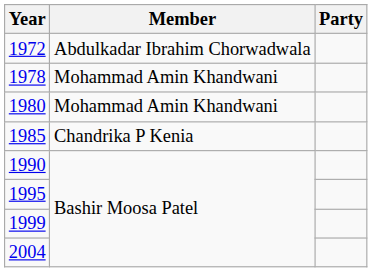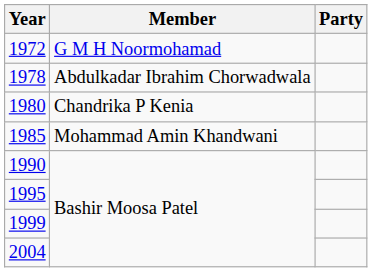(182, 48) Abdulkadar Ibrahim Chorwadwala -> (138, 48) G M H Noormohamad
(166, 77) Mohammad Amin Khandwani -> (182, 77) Abdulkadar Ibrahim Chorwadwala
(166, 106) Mohammad Amin Khandwani -> (124, 106) Chandrika P Kenia
(124, 135) Chandrika P Kenia -> (166, 135) Mohammad Amin Khandwani
